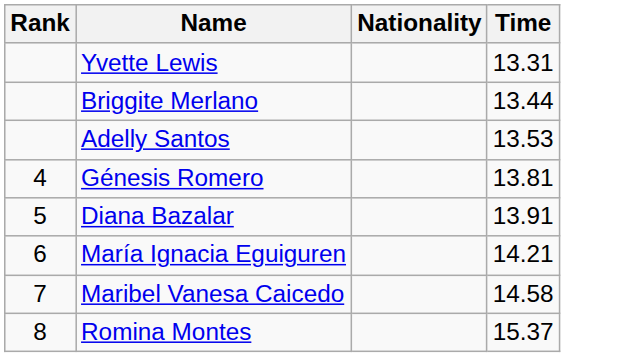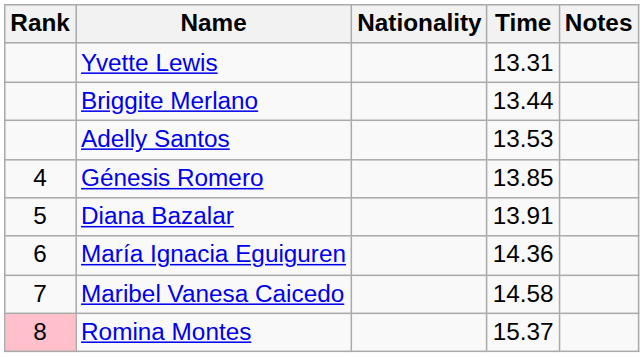+ column: (599, 23)
(523, 178) 13.81 -> (523, 178) 13.85
(523, 255) 14.21 -> (523, 255) 14.36
(40, 332) no background -> (40, 332) pink background
